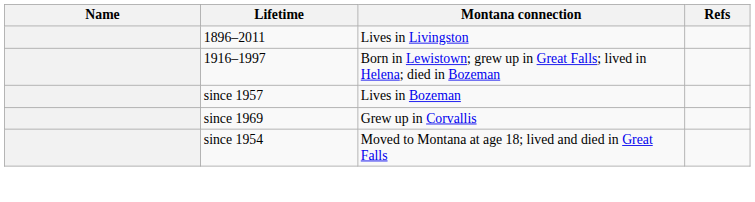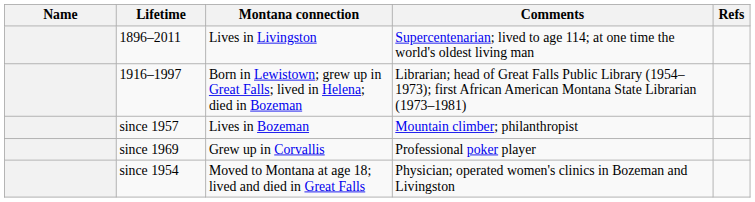+ column: (552, 15)
